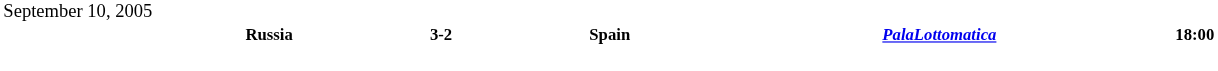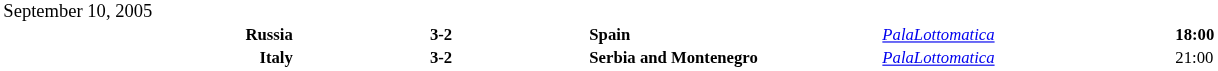(939, 34) bold -> (938, 34) normal
+ row: (276, 58)
